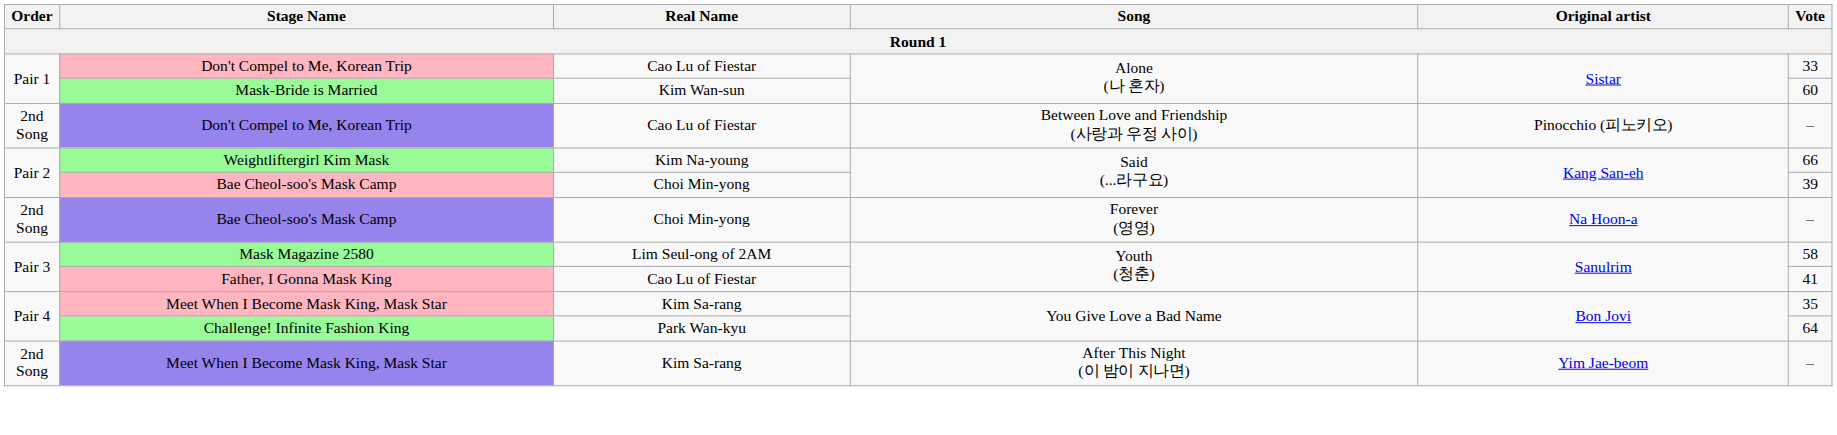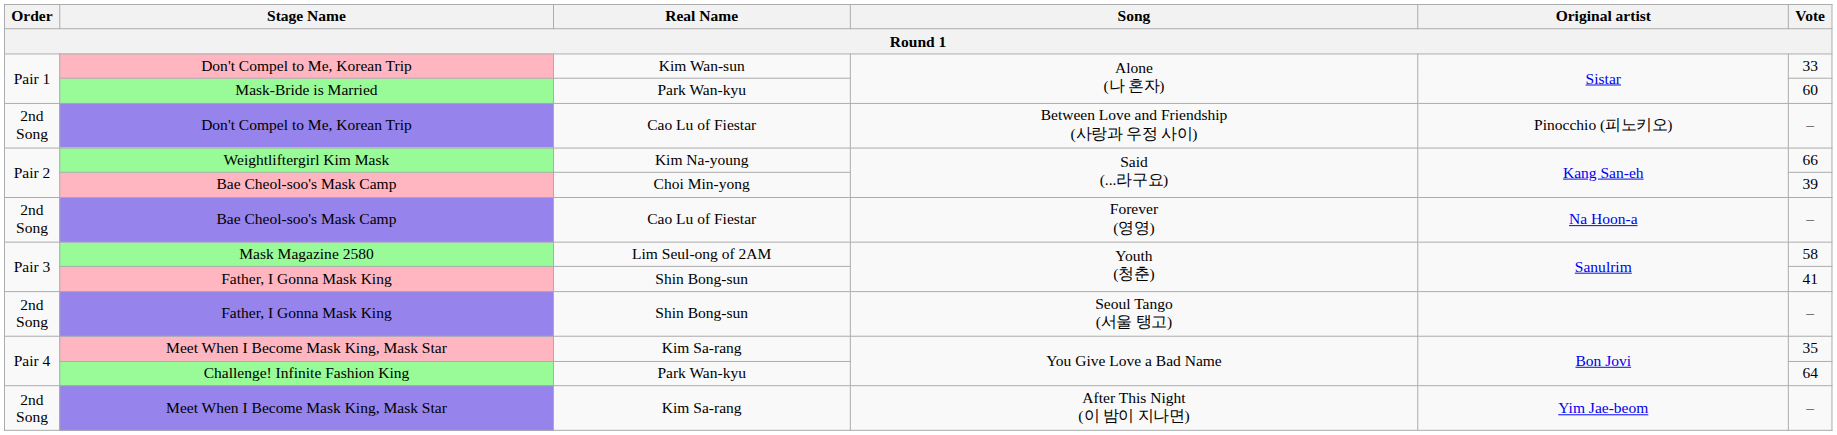(702, 66) Cao Lu of Fiestar -> (702, 66) Kim Wan-sun
(702, 90) Kim Wan-sun -> (702, 90) Park Wan-kyu
(702, 219) Choi Min-yong -> (702, 219) Cao Lu of Fiestar
(702, 279) Cao Lu of Fiestar -> (702, 279) Shin Bong-sun
+ row: (306, 313)
